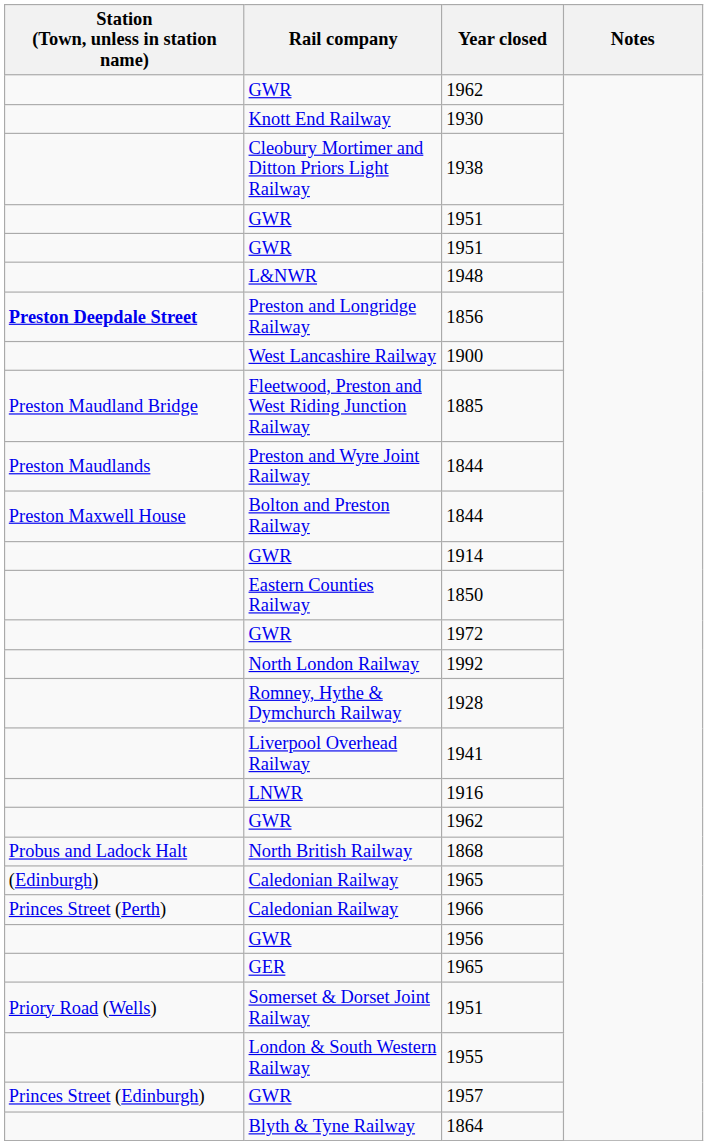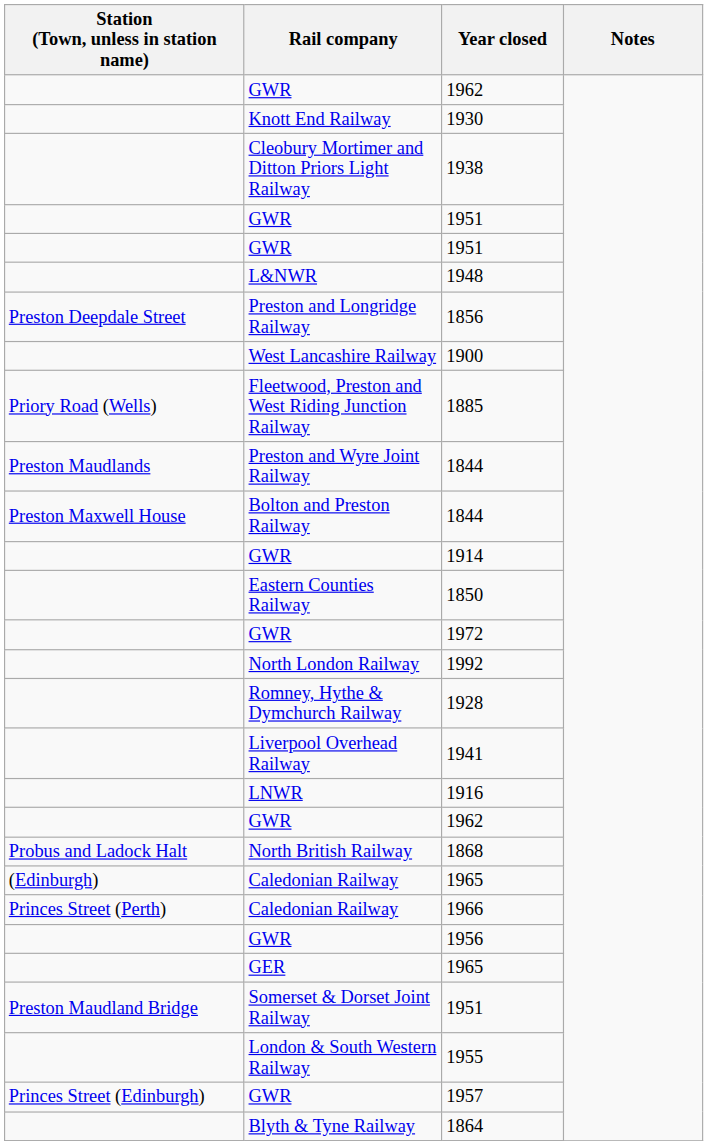(103, 316) bold -> (97, 316) normal
(103, 405) Preston Maudland Bridge -> (83, 405) Priory Road (Wells)
(83, 1007) Priory Road (Wells) -> (103, 1007) Preston Maudland Bridge
